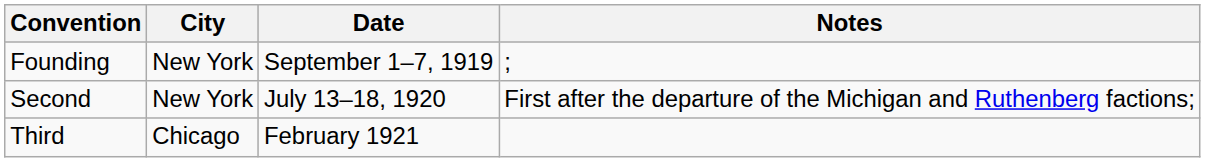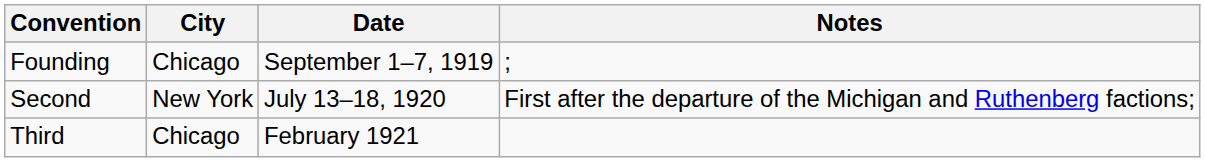(203, 61) New York -> (196, 61) Chicago
